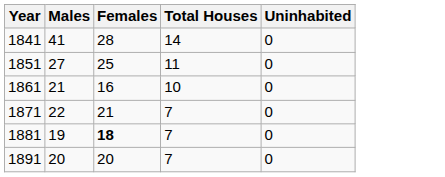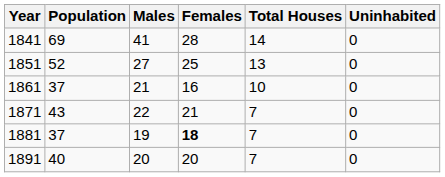+ column: (87, 16)
(172, 64) 11 -> (257, 64) 13
